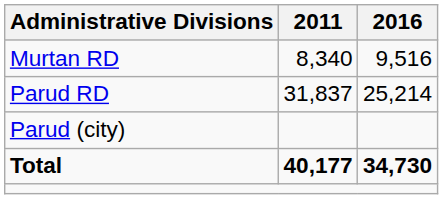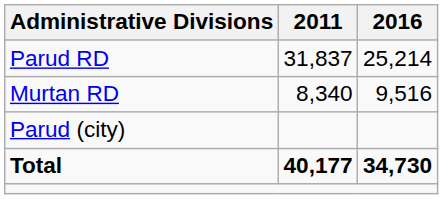rows swapped: (64, 58) <-> (59, 93)
